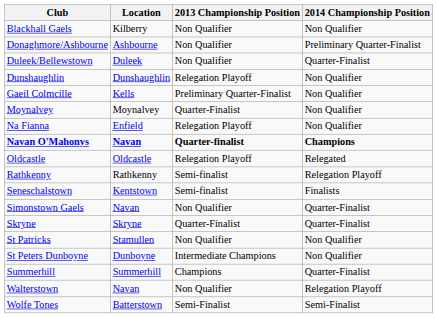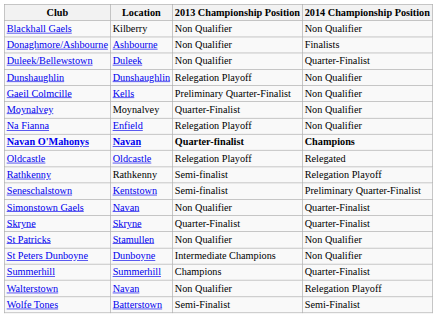(363, 45) Preliminary Quarter-Finalist -> (322, 45) Finalists
(322, 191) Finalists -> (363, 191) Preliminary Quarter-Finalist
